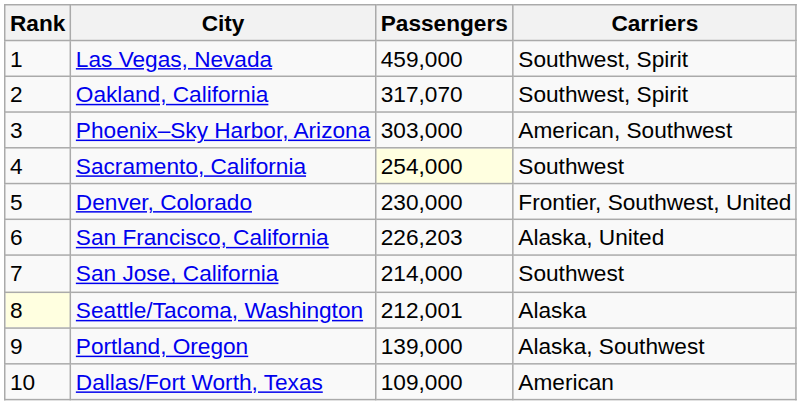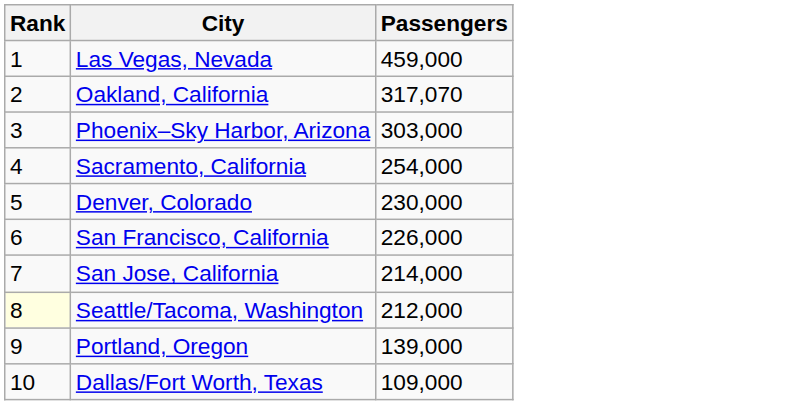- column: (655, 23)
(422, 166) lightyellow background -> (422, 166) no background
(422, 238) 226,203 -> (422, 238) 226,000
(422, 310) 212,001 -> (422, 310) 212,000
